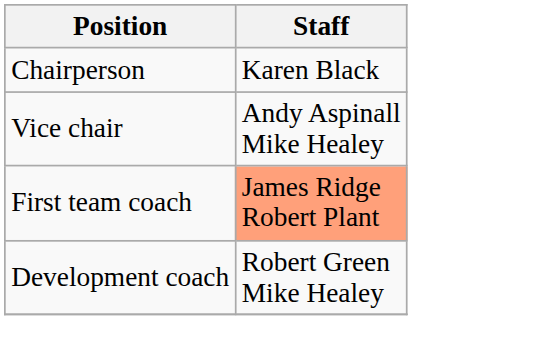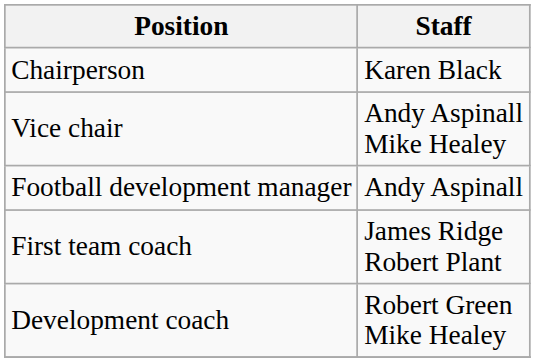+ row: (181, 187)
(311, 202) lightsalmon background -> (434, 245) no background
